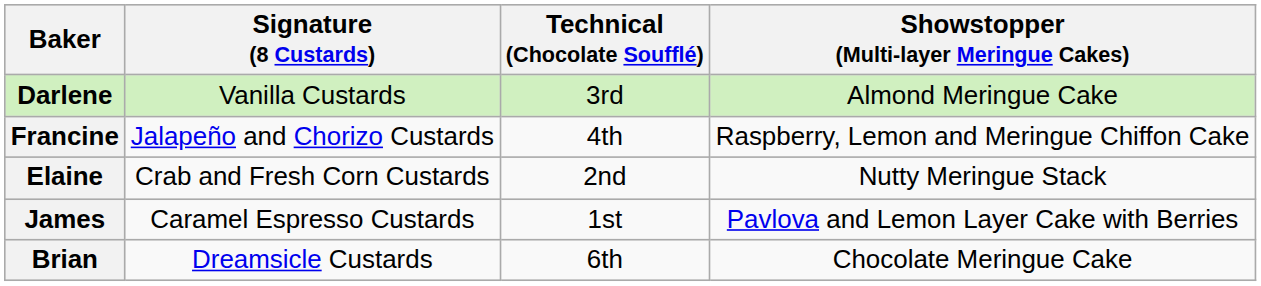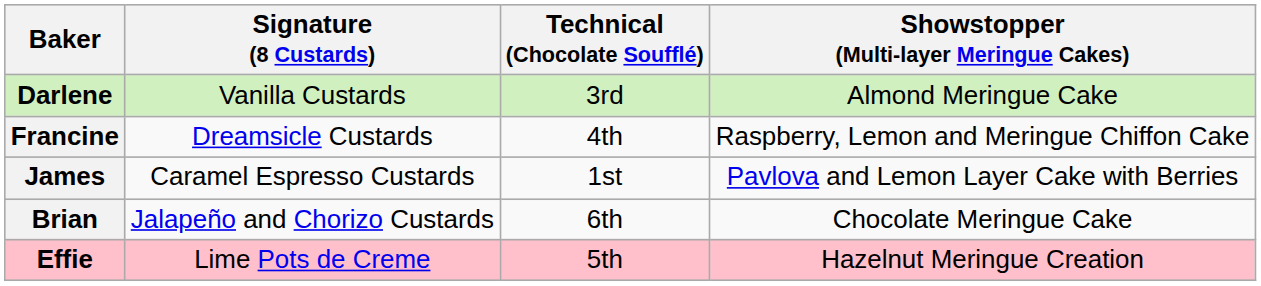(312, 136) Jalapeño and Chorizo Custards -> (312, 136) Dreamsicle Custards
- row: (65, 177)
(312, 259) Dreamsicle Custards -> (312, 218) Jalapeño and Chorizo Custards
+ row: (65, 259)
